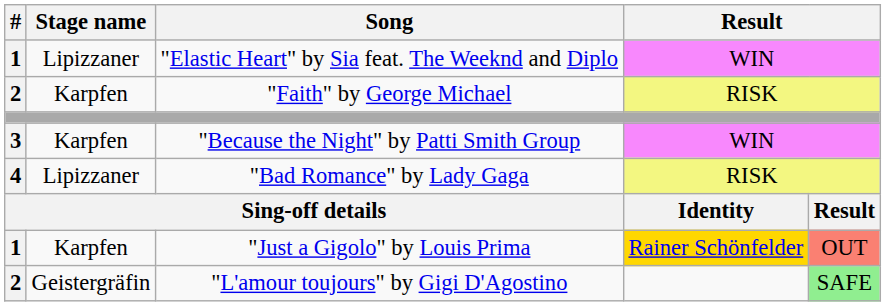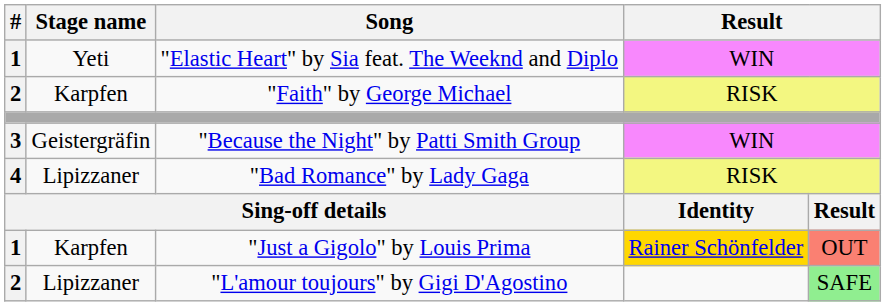(91, 58) Lipizzaner -> (91, 58) Yeti
(91, 140) Karpfen -> (91, 140) Geistergräfin
(91, 283) Geistergräfin -> (91, 283) Lipizzaner
